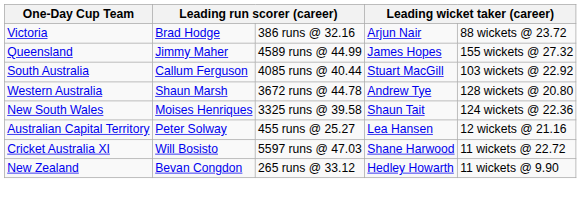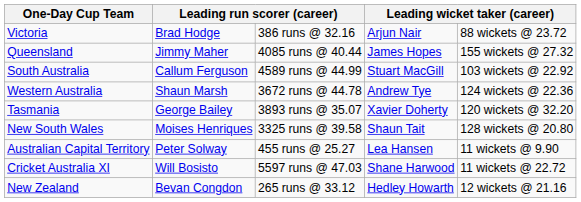(310, 52) 4589 runs @ 44.99 -> (310, 52) 4085 runs @ 40.44
(310, 71) 4085 runs @ 40.44 -> (310, 71) 4589 runs @ 44.99
(517, 91) 128 wickets @ 20.80 -> (517, 91) 124 wickets @ 22.36
+ row: (33, 110)
(517, 110) 124 wickets @ 22.36 -> (517, 129) 128 wickets @ 20.80
(513, 129) 12 wickets @ 21.16 -> (509, 149) 11 wickets @ 9.90
(509, 168) 11 wickets @ 9.90 -> (513, 187) 12 wickets @ 21.16
